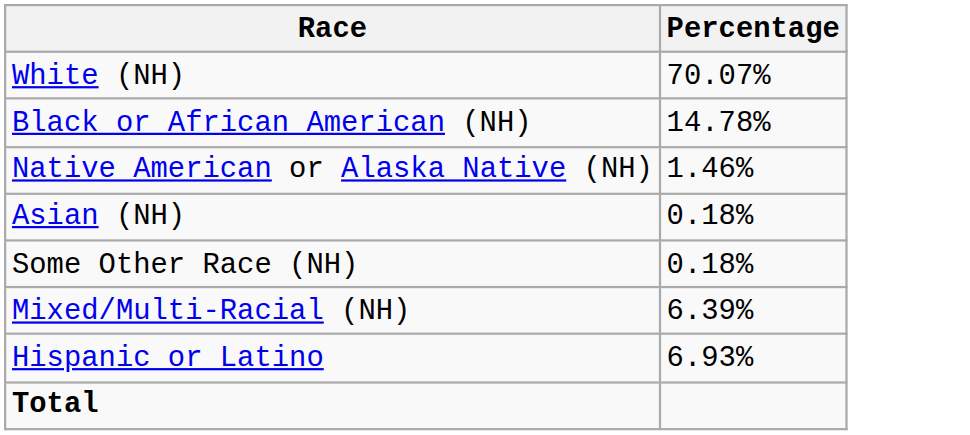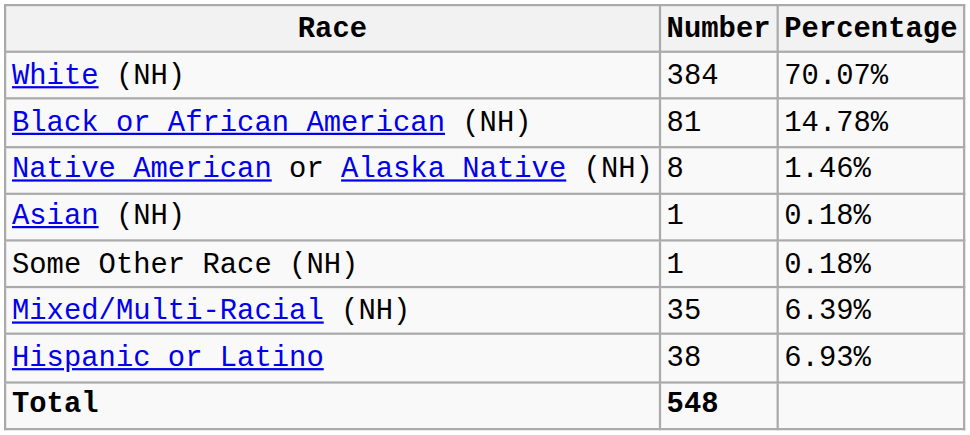+ column: (719, 29)
